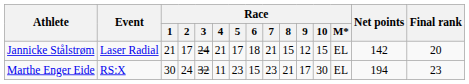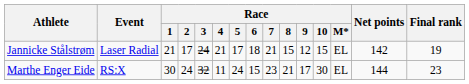(436, 51) 20 -> (436, 51) 19
(237, 70) 23 -> (237, 70) 24
(379, 70) 194 -> (379, 70) 144
